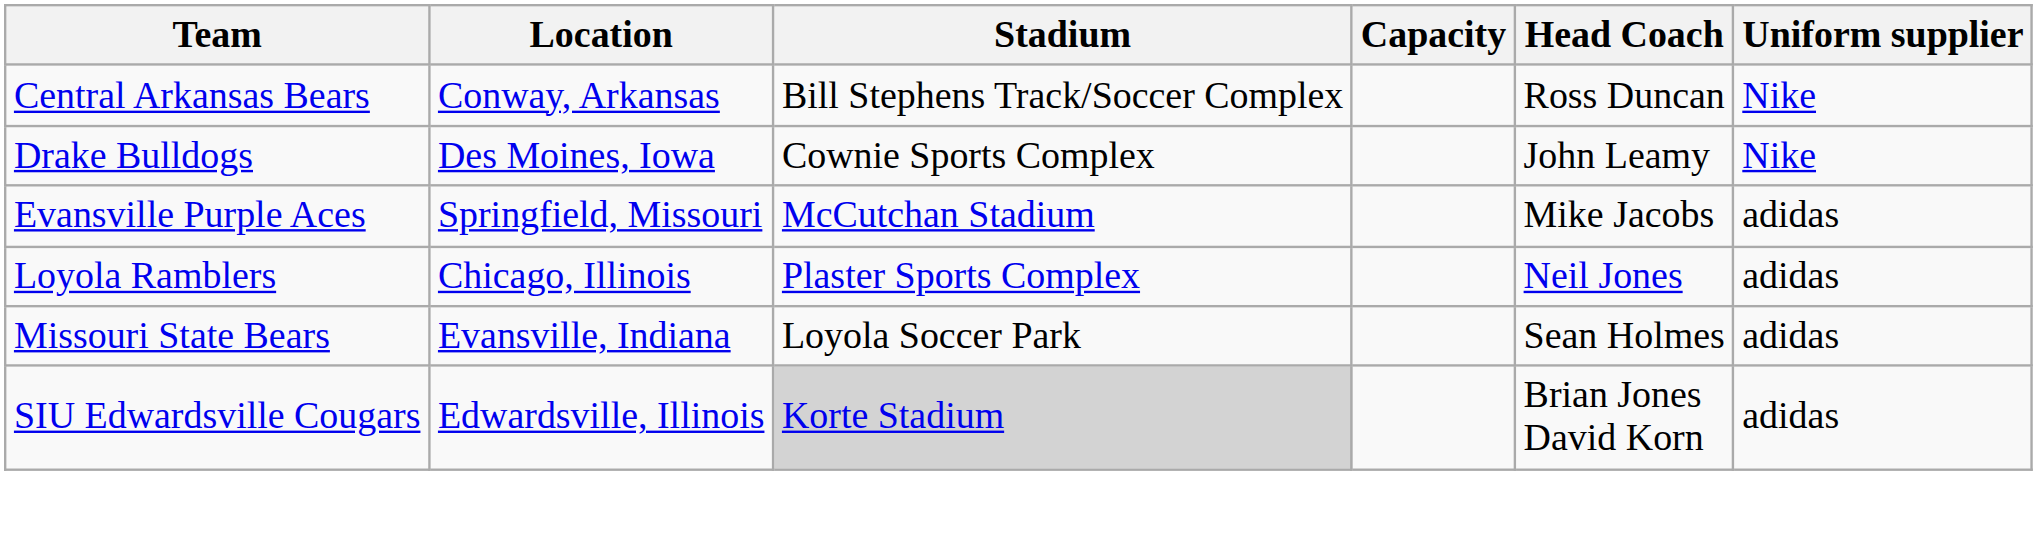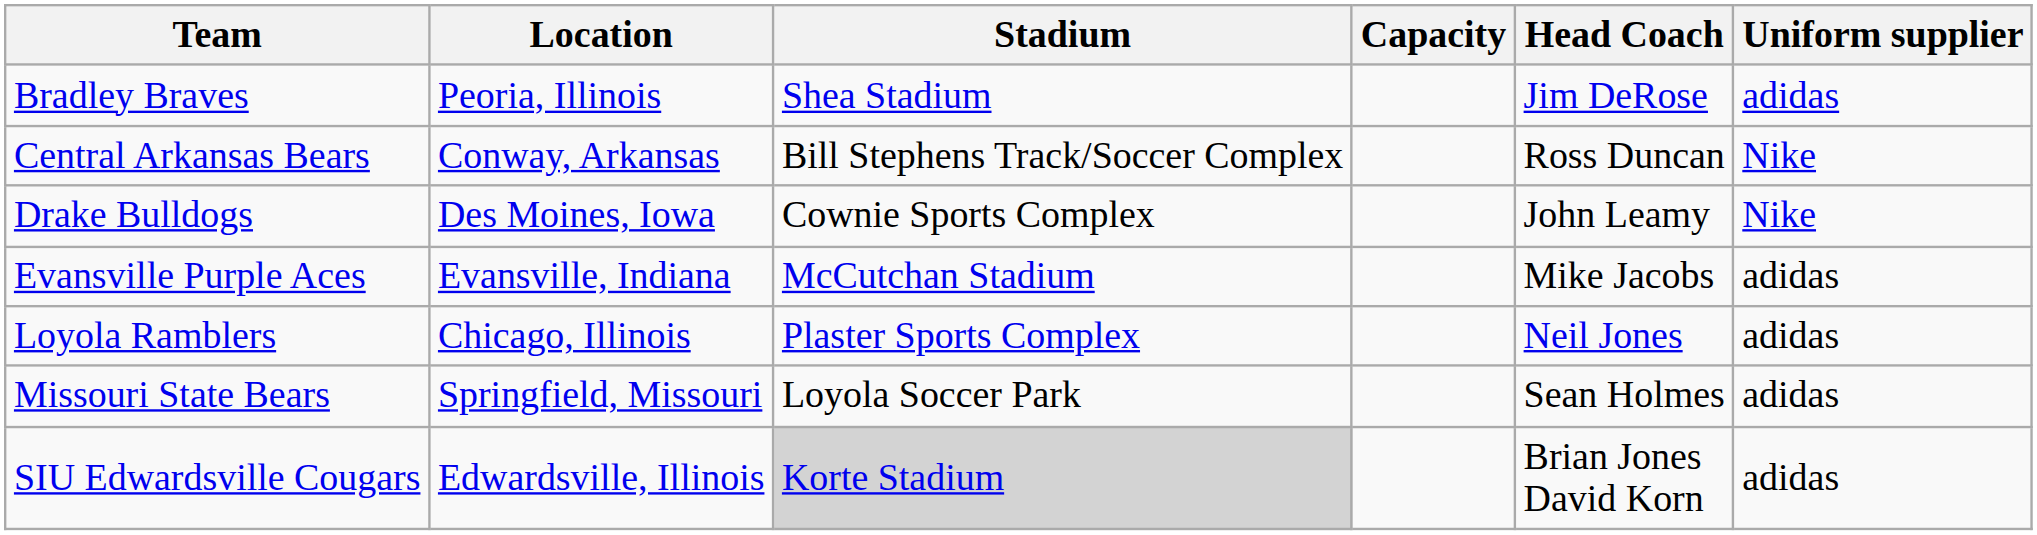+ row: (131, 94)
(600, 214) Springfield, Missouri -> (584, 275) Evansville, Indiana
(584, 335) Evansville, Indiana -> (600, 395) Springfield, Missouri
